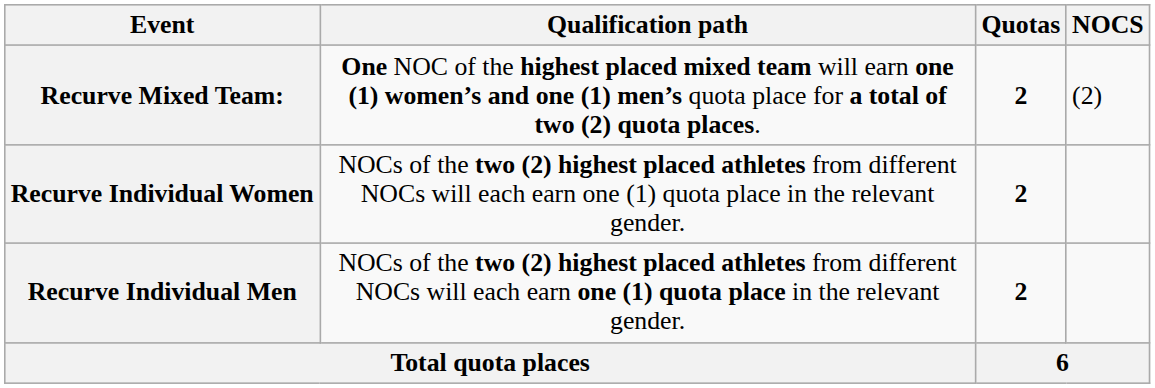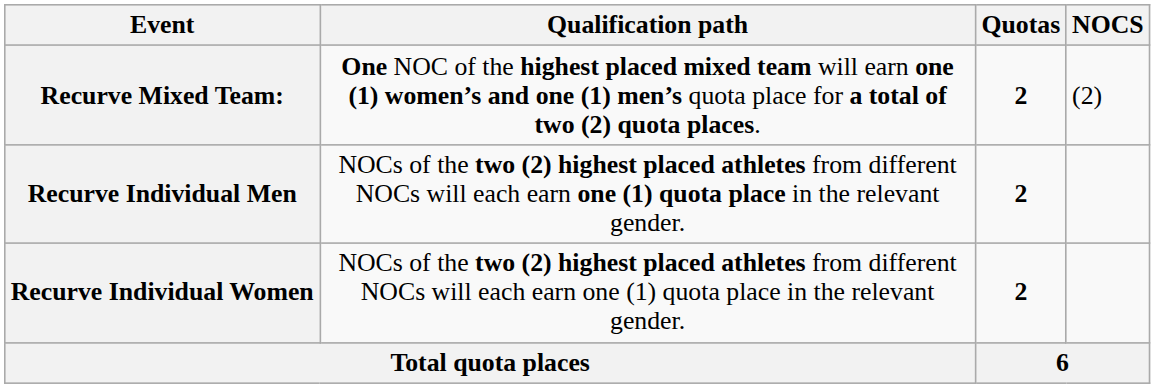rows swapped: (162, 292) <-> (162, 193)
